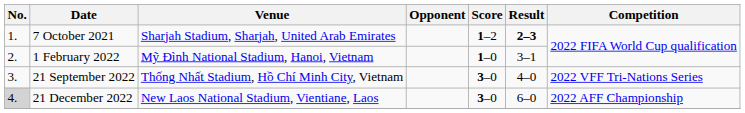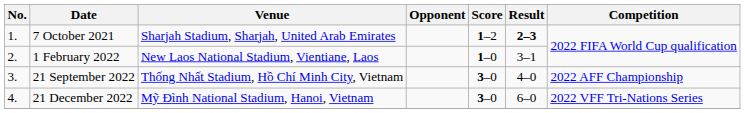(257, 56) Mỹ Đình National Stadium, Hanoi, Vietnam -> (260, 56) New Laos National Stadium, Vientiane, Laos
(627, 77) 2022 VFF Tri-Nations Series -> (617, 77) 2022 AFF Championship
(12, 98) lightgrey background -> (12, 98) no background
(260, 98) New Laos National Stadium, Vientiane, Laos -> (257, 98) Mỹ Đình National Stadium, Hanoi, Vietnam
(617, 98) 2022 AFF Championship -> (627, 98) 2022 VFF Tri-Nations Series
